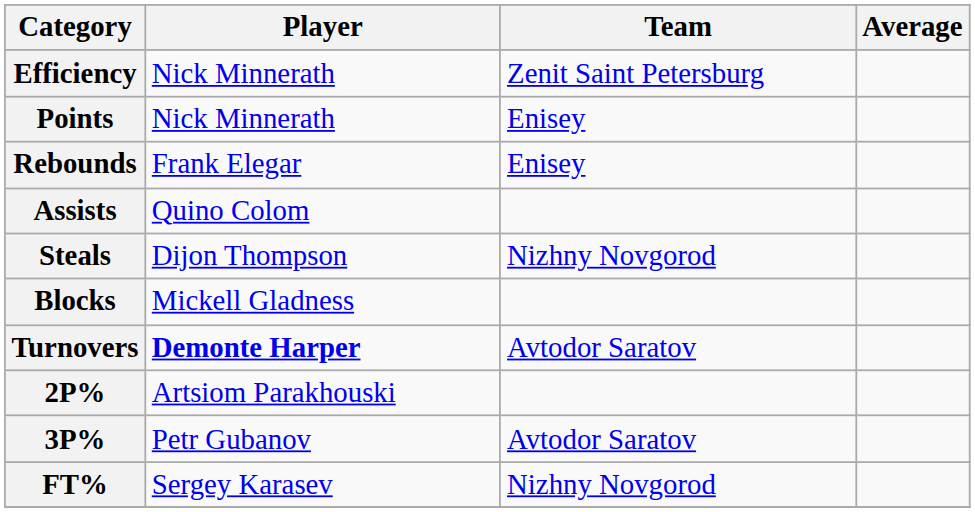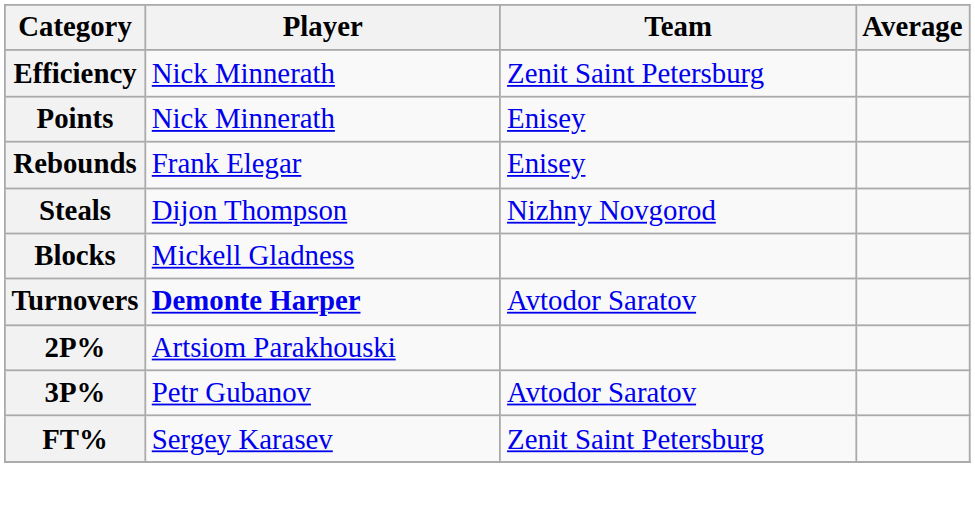- row: (75, 210)
(611, 484) Nizhny Novgorod -> (636, 438) Zenit Saint Petersburg
